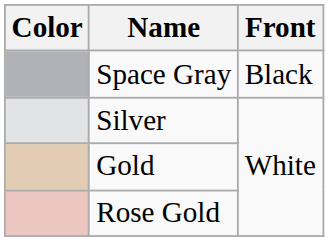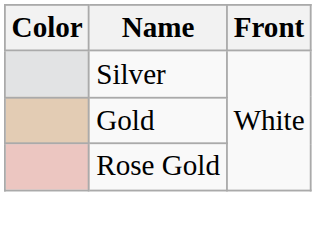- row: (164, 73)
